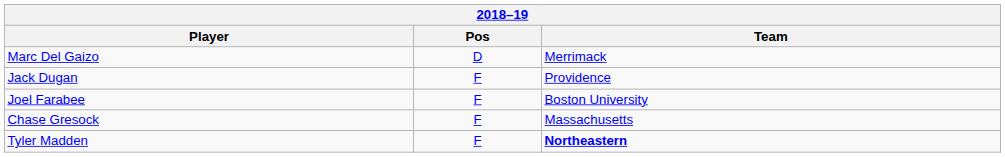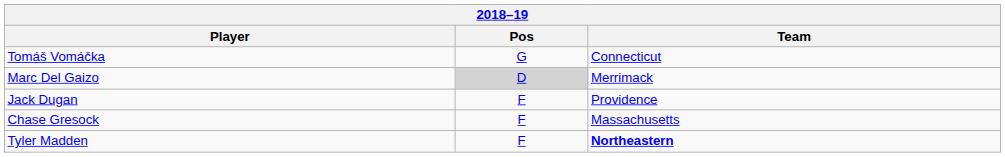+ row: (56, 57)
(478, 57) no background -> (522, 78) lightgrey background
- row: (46, 99)
